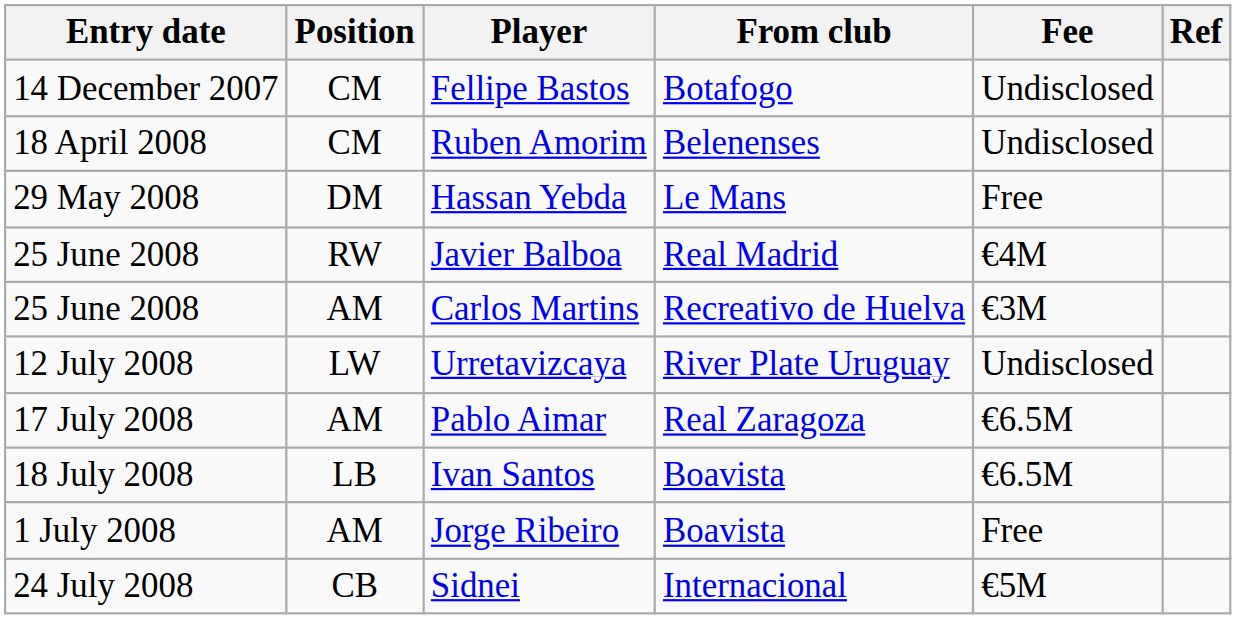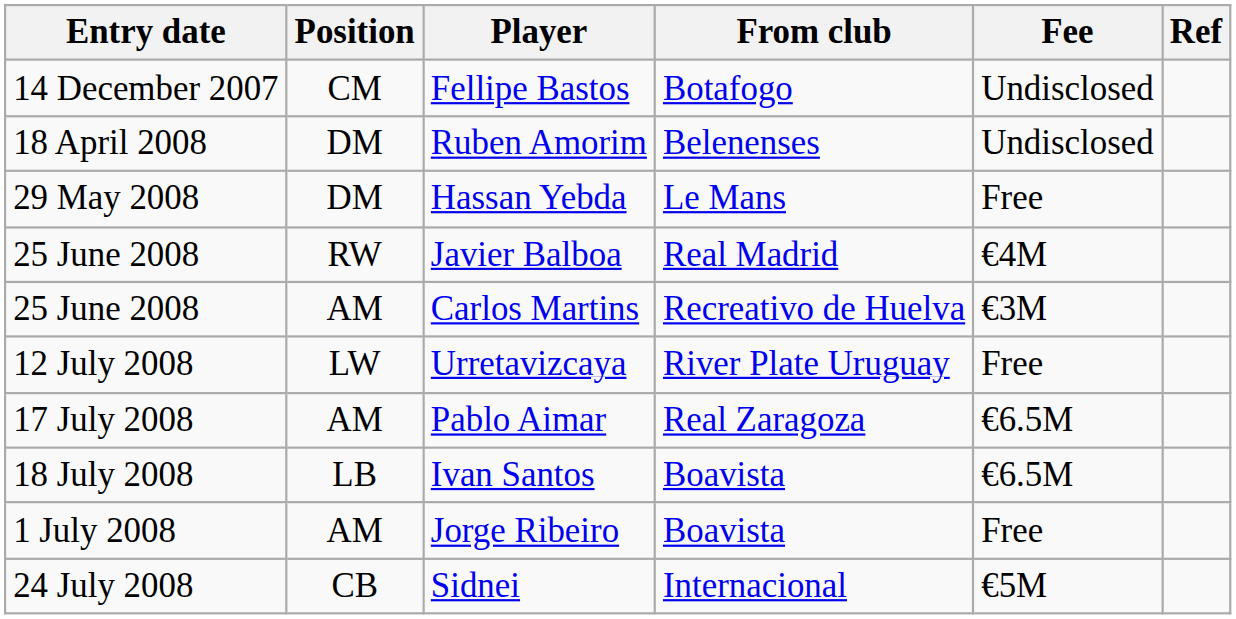(355, 142) CM -> (355, 142) DM
(1067, 364) Undisclosed -> (1012, 364) Free
